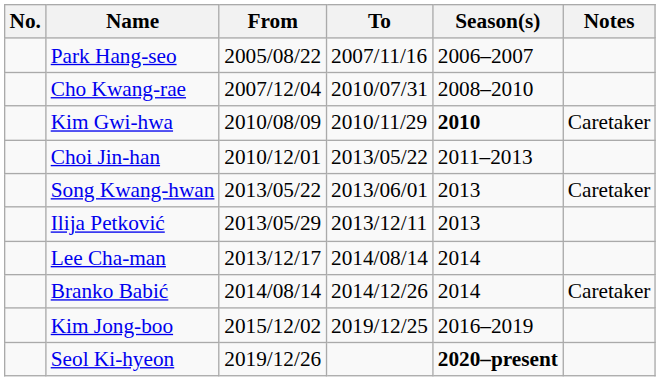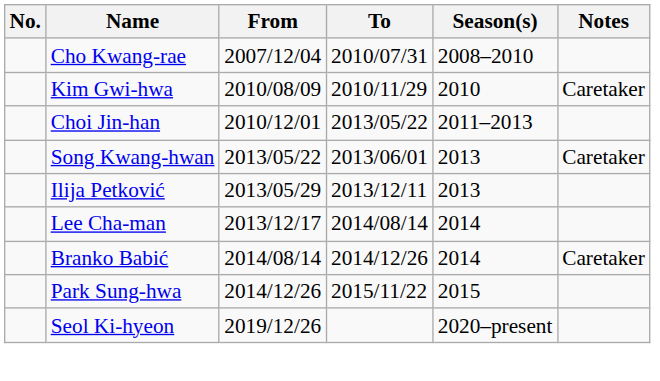- row: (114, 55)
(459, 122) bold -> (459, 88) normal
+ row: (116, 291)
- row: (112, 325)
(498, 358) bold -> (495, 325) normal
